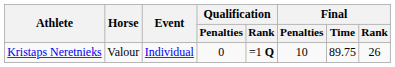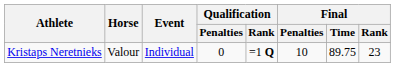(375, 53) 26 -> (375, 53) 23
